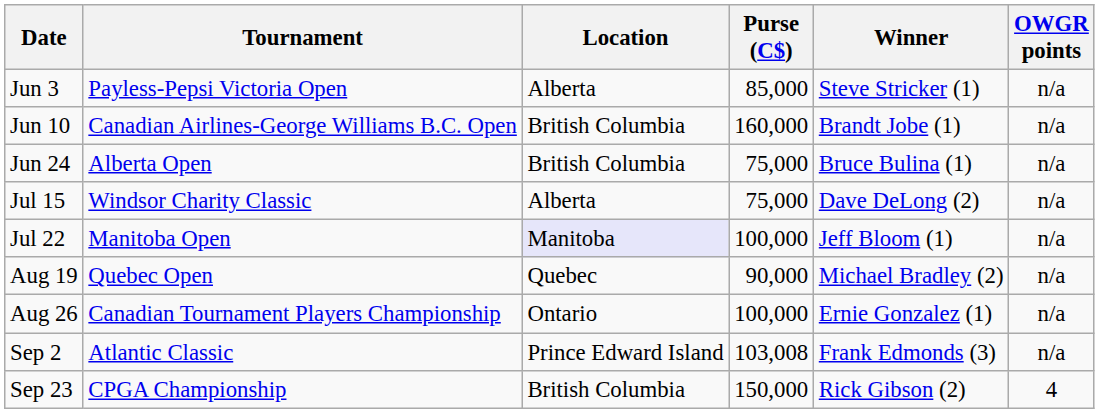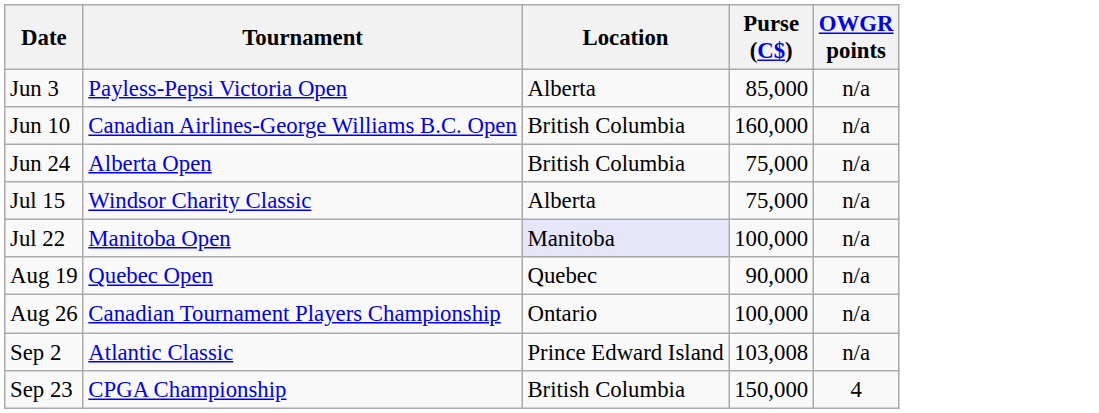- column: (911, 36)
